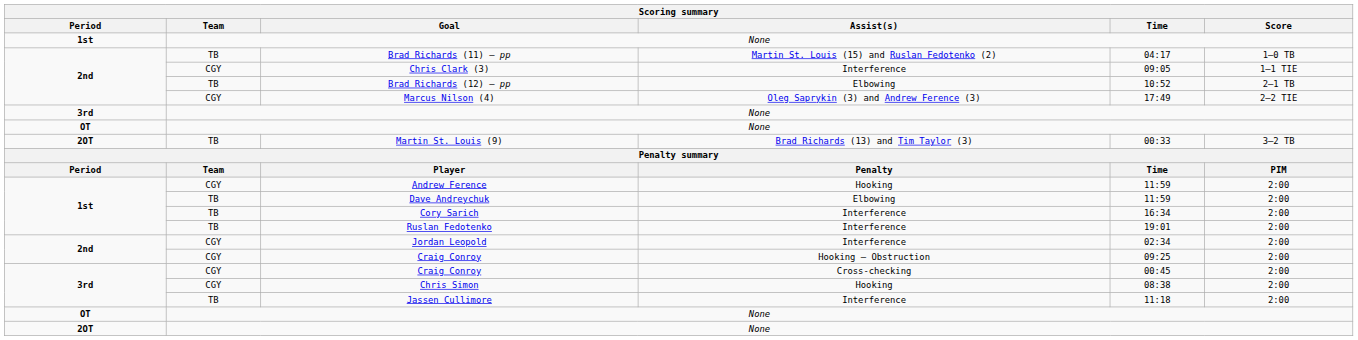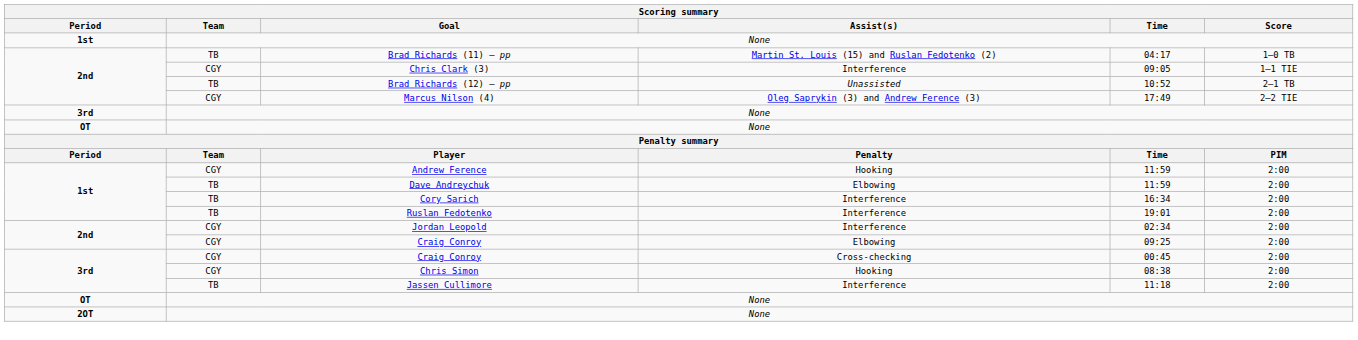(874, 84) Elbowing -> (874, 84) Unassisted
- row: (85, 141)
(874, 256) Hooking – Obstruction -> (874, 242) Elbowing
